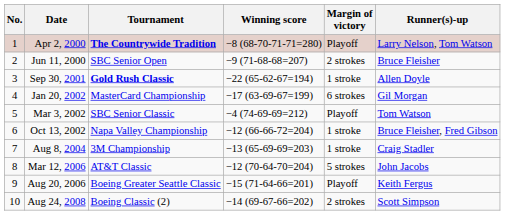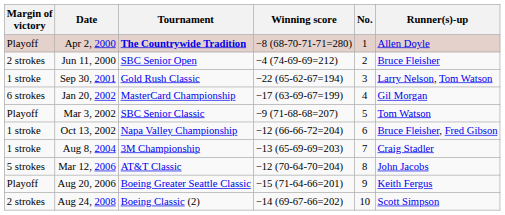columns swapped: (15, 19) <-> (350, 19)
(435, 43) Larry Nelson, Tom Watson -> (404, 43) Allen Doyle
(267, 61) −9 (71-68-68=207) -> (297, 61) −4 (74-69-69=212)
(132, 78) bold -> (160, 78) normal
(404, 78) Allen Doyle -> (435, 78) Larry Nelson, Tom Watson
(267, 113) −4 (74-69-69=212) -> (297, 113) −9 (71-68-68=207)
